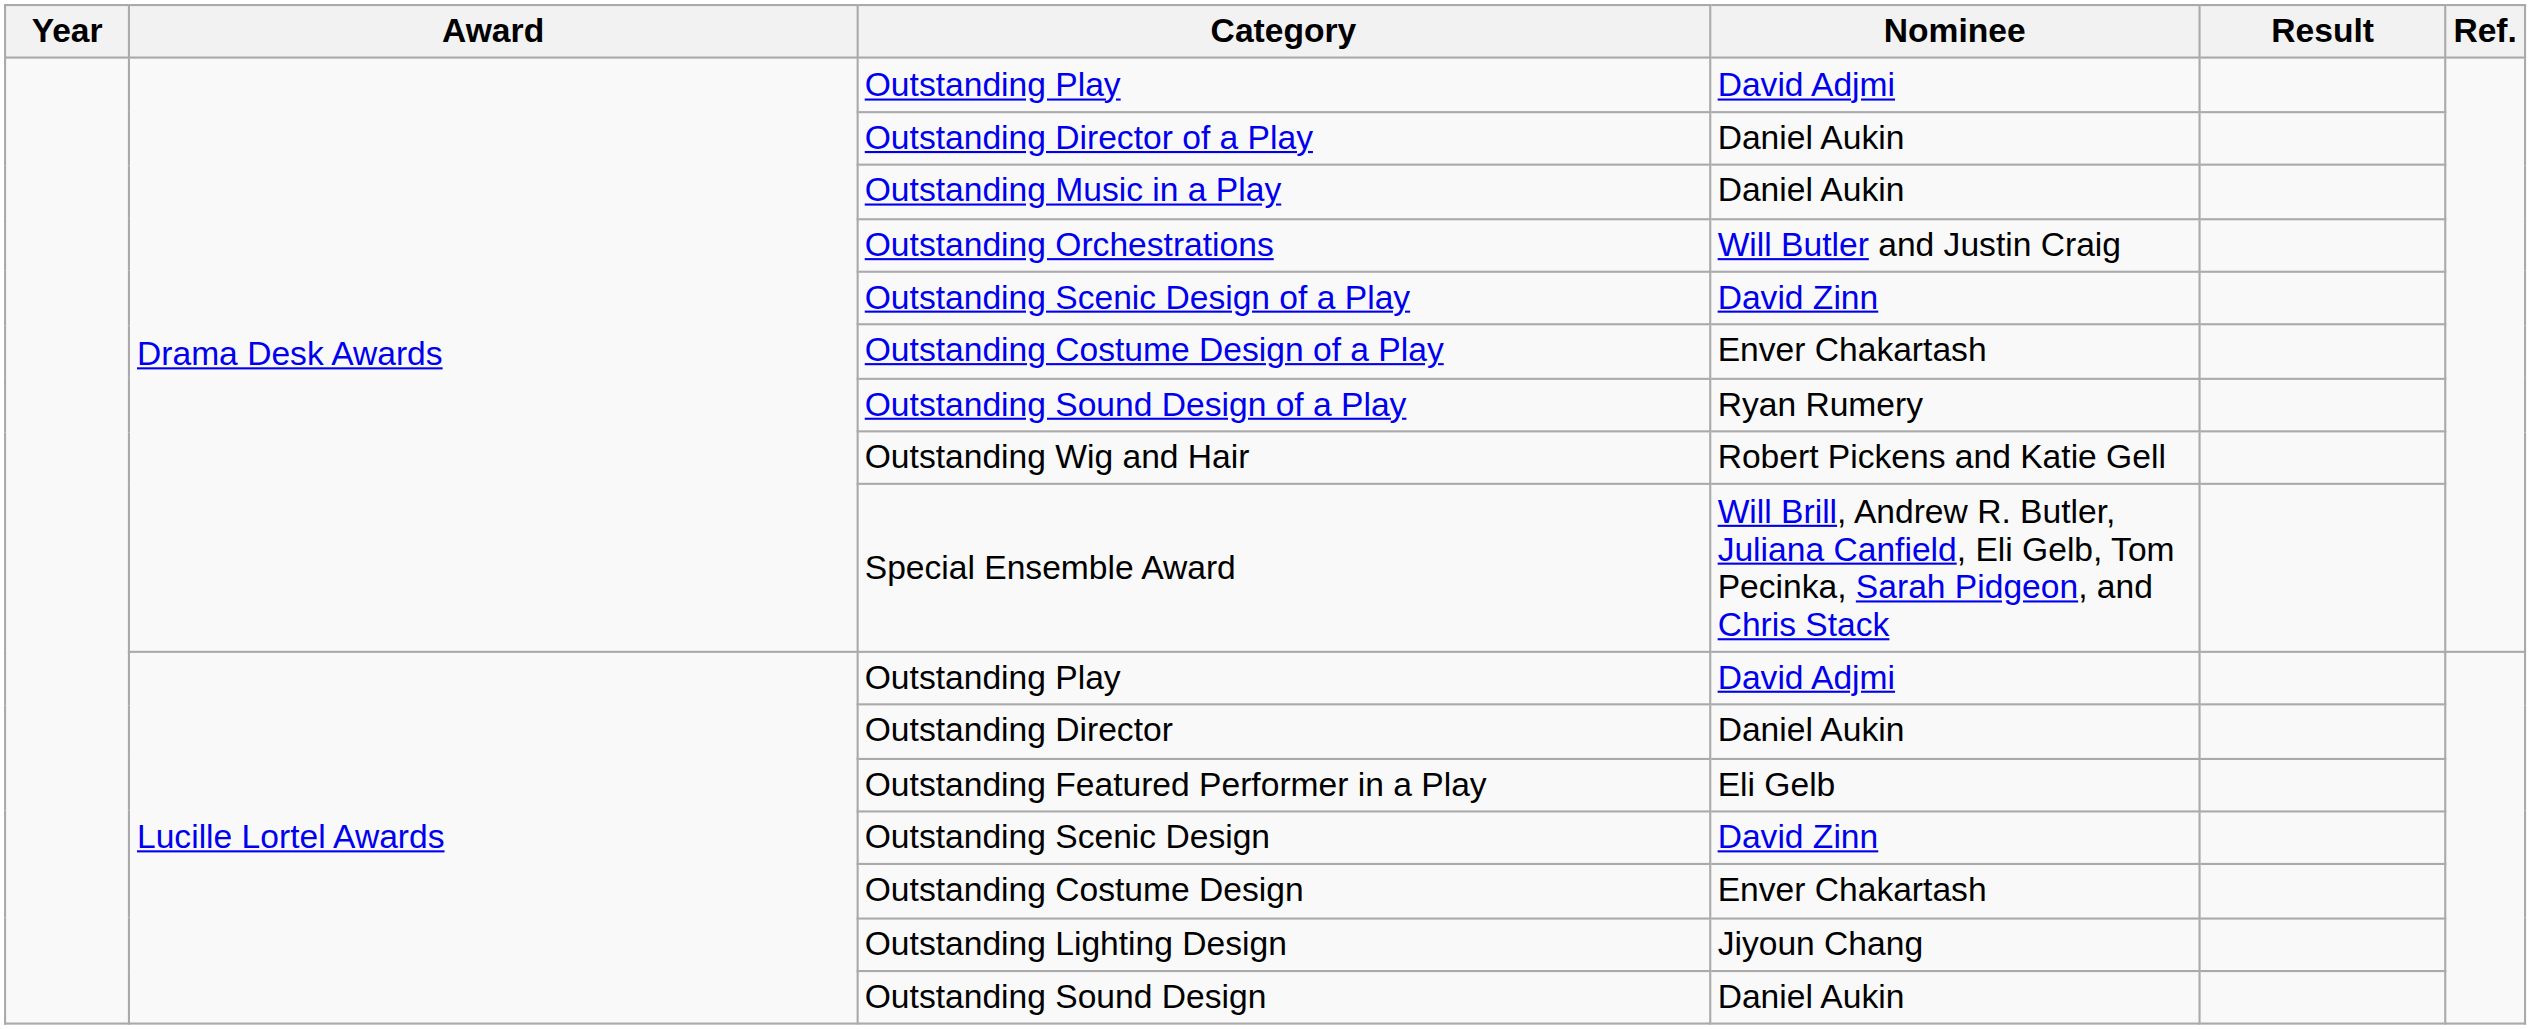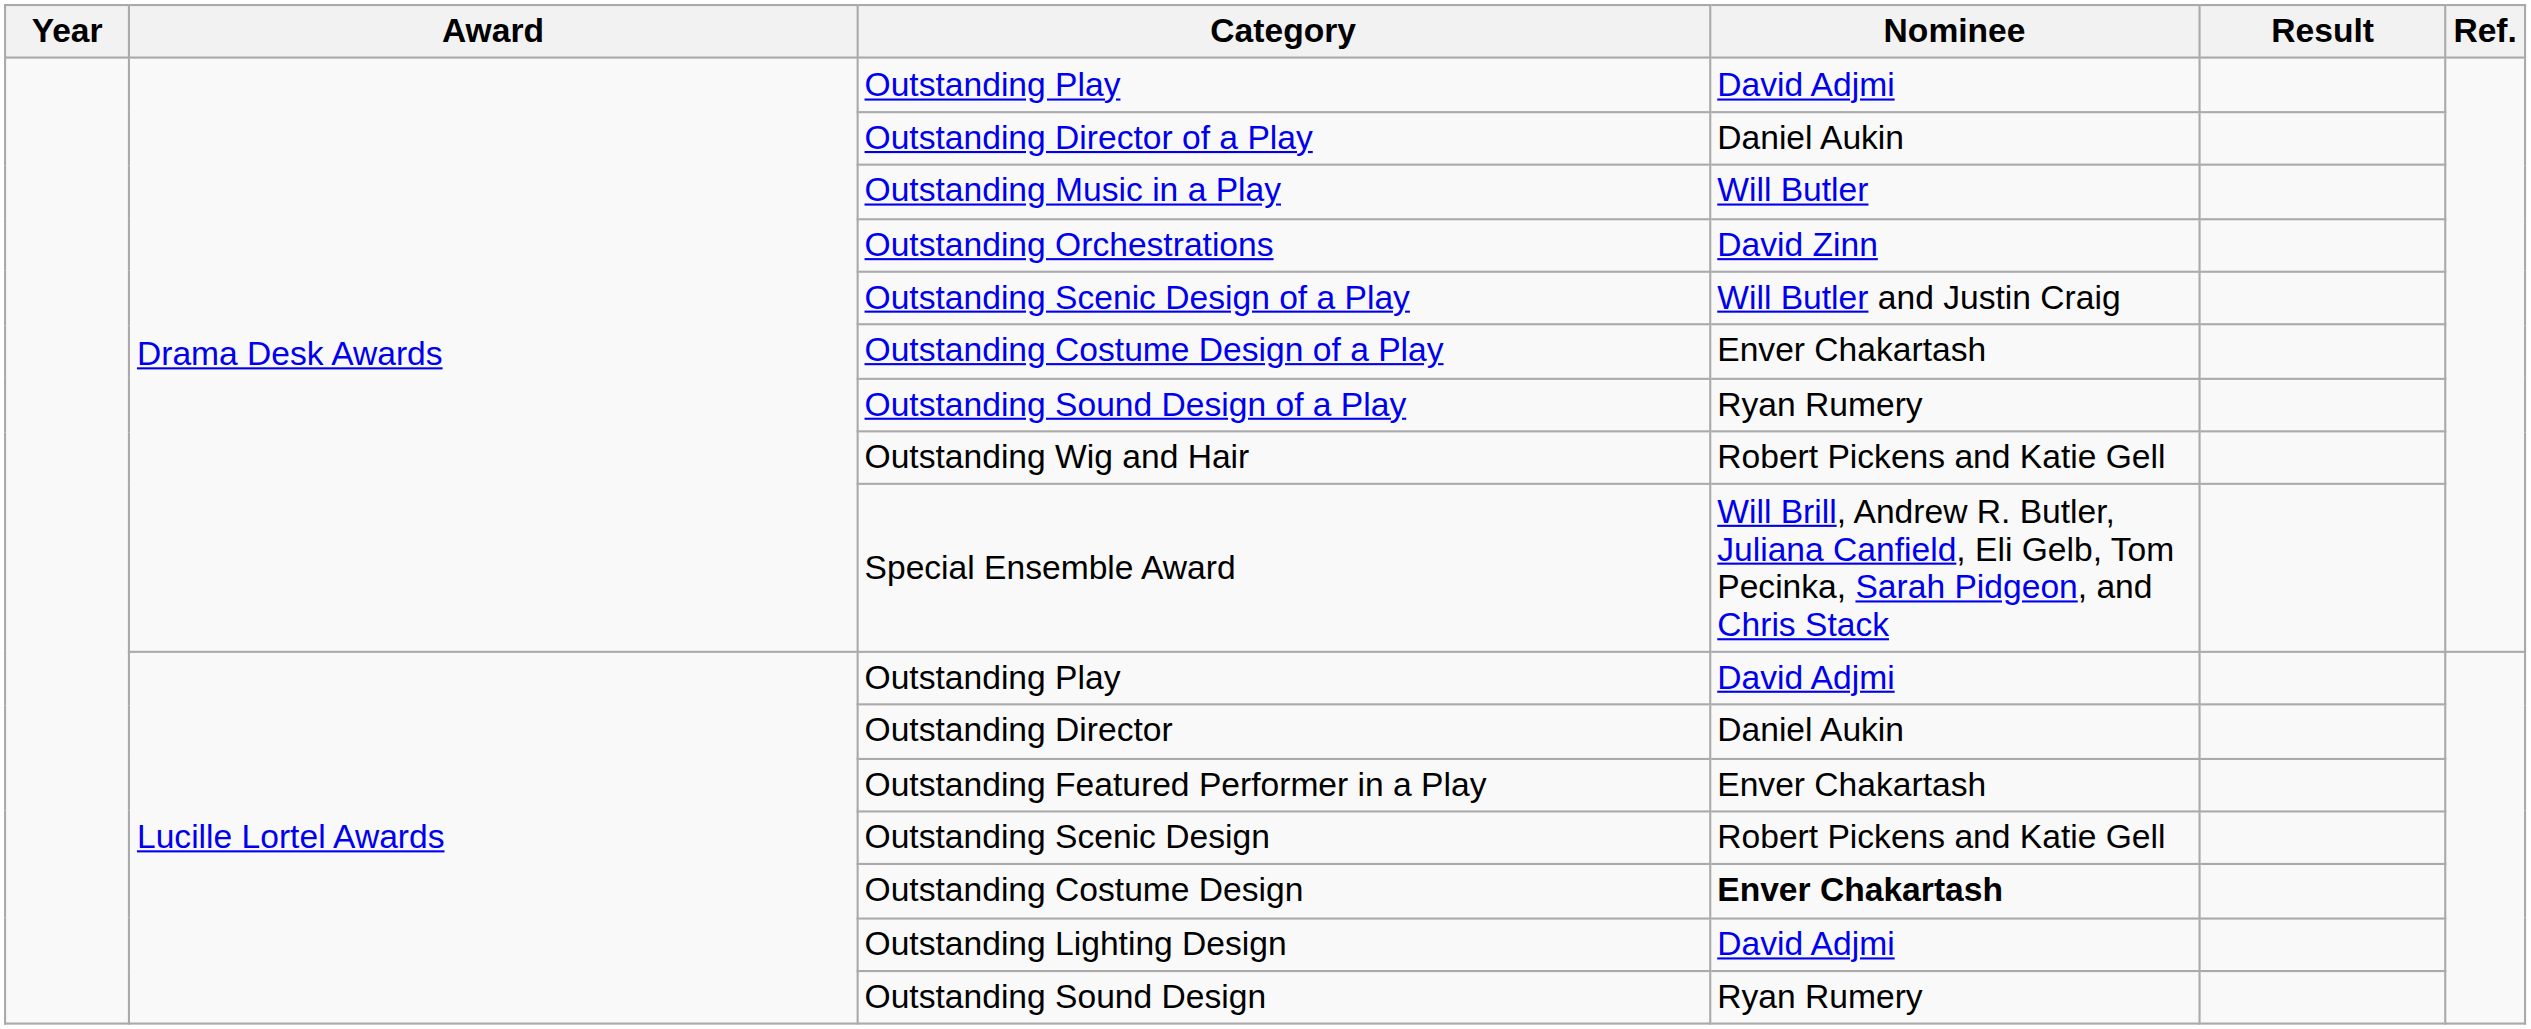(1811, 191) Daniel Aukin -> (1793, 191) Will Butler
(1919, 244) Will Butler and Justin Craig -> (1798, 244) David Zinn
(1798, 297) David Zinn -> (1919, 297) Will Butler and Justin Craig
(1776, 783) Eli Gelb -> (1852, 783) Enver Chakartash
(1798, 837) David Zinn -> (1941, 837) Robert Pickens and Katie Gell
(1852, 890) normal -> (1860, 890) bold
(1820, 943) Jiyoun Chang -> (1806, 943) David Adjmi
(1811, 997) Daniel Aukin -> (1820, 997) Ryan Rumery
